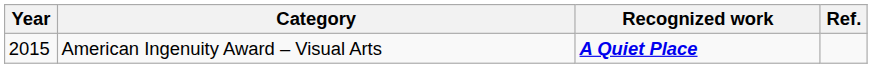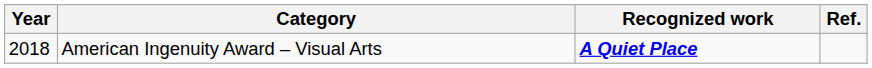(29, 48) 2015 -> (29, 48) 2018
